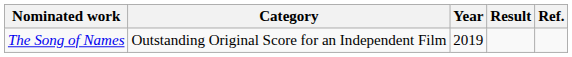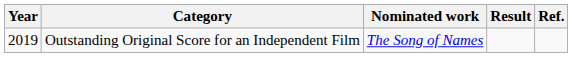columns swapped: (468, 16) <-> (66, 16)
